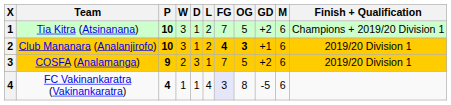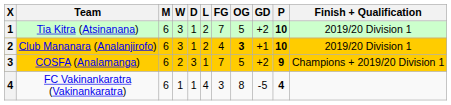columns swapped: (283, 12) <-> (167, 12)
(368, 29) Champions + 2019/20 Division 1 -> (368, 29) 2019/20 Division 1
(224, 46) bold -> (221, 46) normal
(368, 63) 2019/20 Division 1 -> (368, 63) Champions + 2019/20 Division 1
(224, 85) lavender background -> (221, 85) no background
